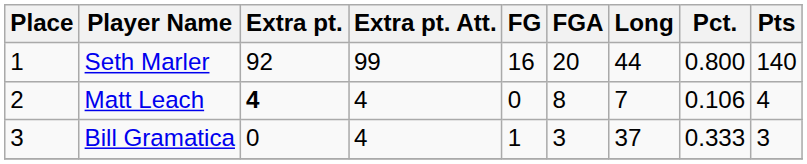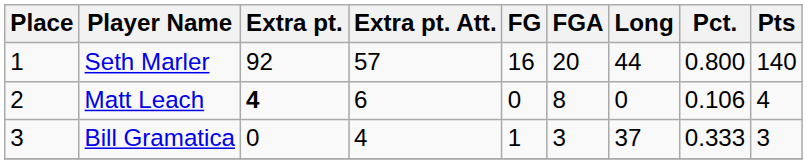(367, 61) 99 -> (367, 61) 57
(361, 100) 4 -> (361, 100) 6
(621, 100) 7 -> (621, 100) 0
